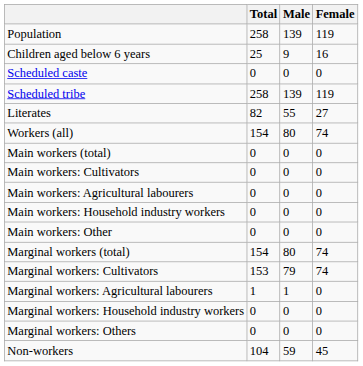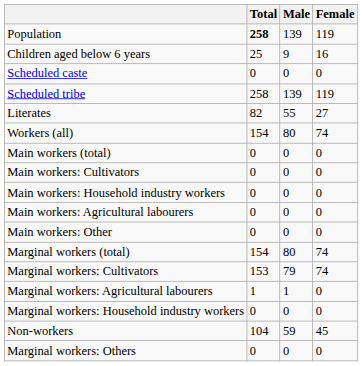(259, 34) normal -> (259, 34) bold
rows swapped: (100, 192) <-> (116, 212)
rows swapped: (72, 331) <-> (40, 350)
